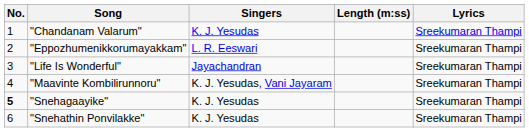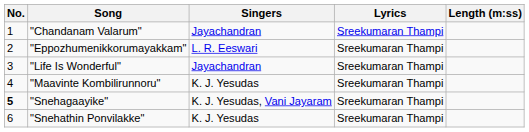columns swapped: (469, 13) <-> (374, 13)
(225, 31) K. J. Yesudas -> (226, 31) Jayachandran
(262, 84) K. J. Yesudas, Vani Jayaram -> (225, 84) K. J. Yesudas
(225, 101) K. J. Yesudas -> (262, 101) K. J. Yesudas, Vani Jayaram
